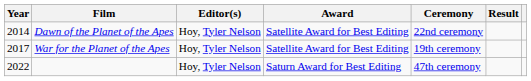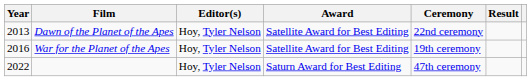(18, 31) 2014 -> (18, 31) 2013
(18, 48) 2017 -> (18, 48) 2016
